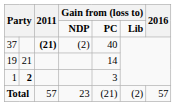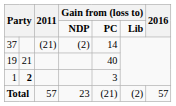(48, 45) bold -> (48, 45) normal
(112, 45) 40 -> (112, 45) 14
(112, 61) 14 -> (112, 61) 40
